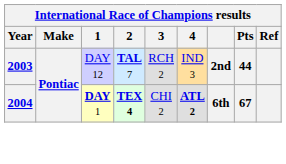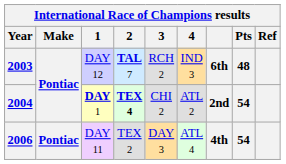(221, 66) 2nd -> (219, 66) 6th
(245, 66) 44 -> (244, 66) 48
(192, 103) bold -> (192, 103) normal
(221, 103) 6th -> (219, 103) 2nd
(245, 103) 67 -> (244, 103) 54
+ row: (20, 140)
